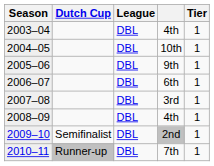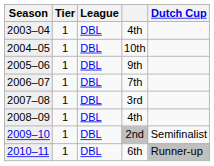columns swapped: (197, 13) <-> (83, 13)
(171, 82) 6th -> (135, 82) 7th
(171, 152) 7th -> (135, 152) 6th
